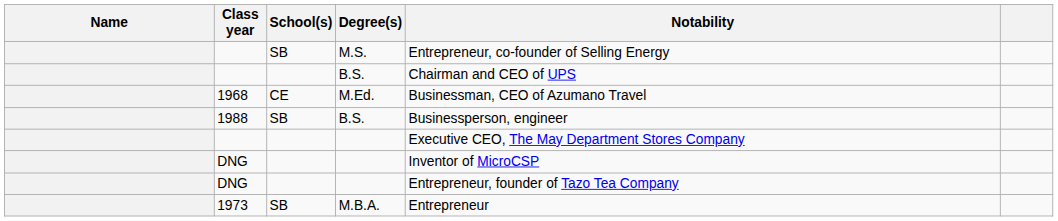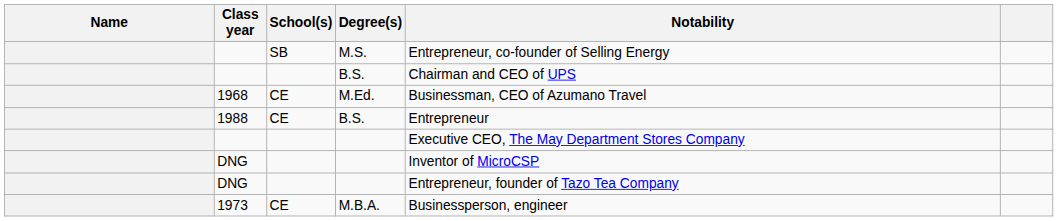(279, 118) SB -> (279, 118) CE
(488, 118) Businessperson, engineer -> (449, 118) Entrepreneur
(279, 205) SB -> (279, 205) CE
(449, 205) Entrepreneur -> (488, 205) Businessperson, engineer
